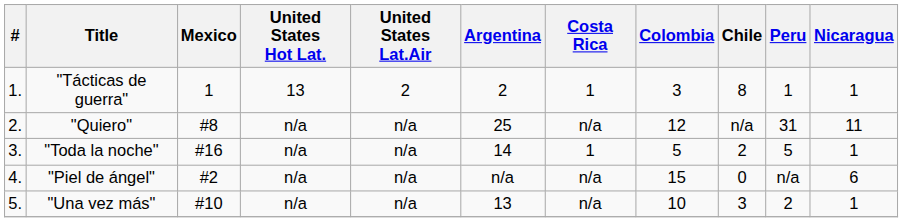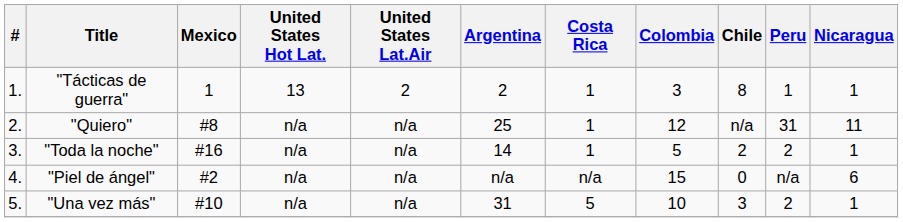(590, 125) n/a -> (590, 125) 1
(788, 151) 5 -> (788, 151) 2
(503, 203) 13 -> (503, 203) 31
(590, 203) n/a -> (590, 203) 5
